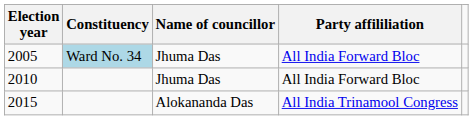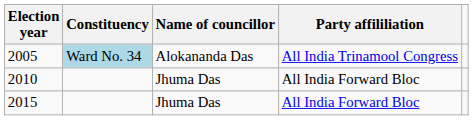(188, 56) Jhuma Das -> (204, 56) Alokananda Das
(351, 56) All India Forward Bloc -> (370, 56) All India Trinamool Congress
(204, 102) Alokananda Das -> (188, 102) Jhuma Das
(370, 102) All India Trinamool Congress -> (351, 102) All India Forward Bloc
